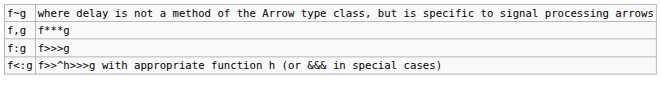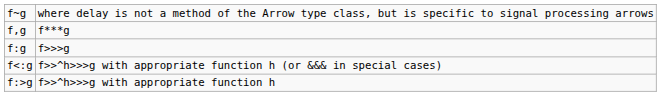+ row: (20, 83)
